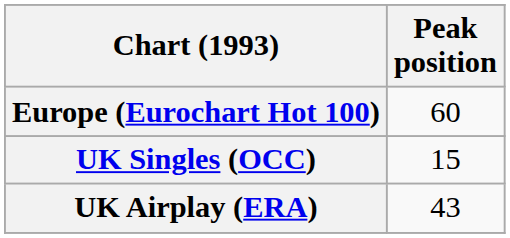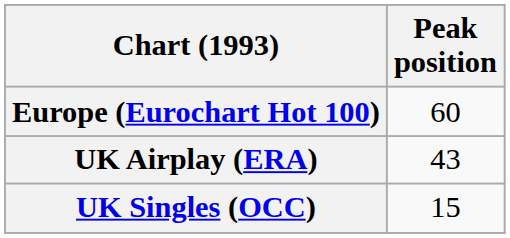rows swapped: (196, 159) <-> (196, 207)
